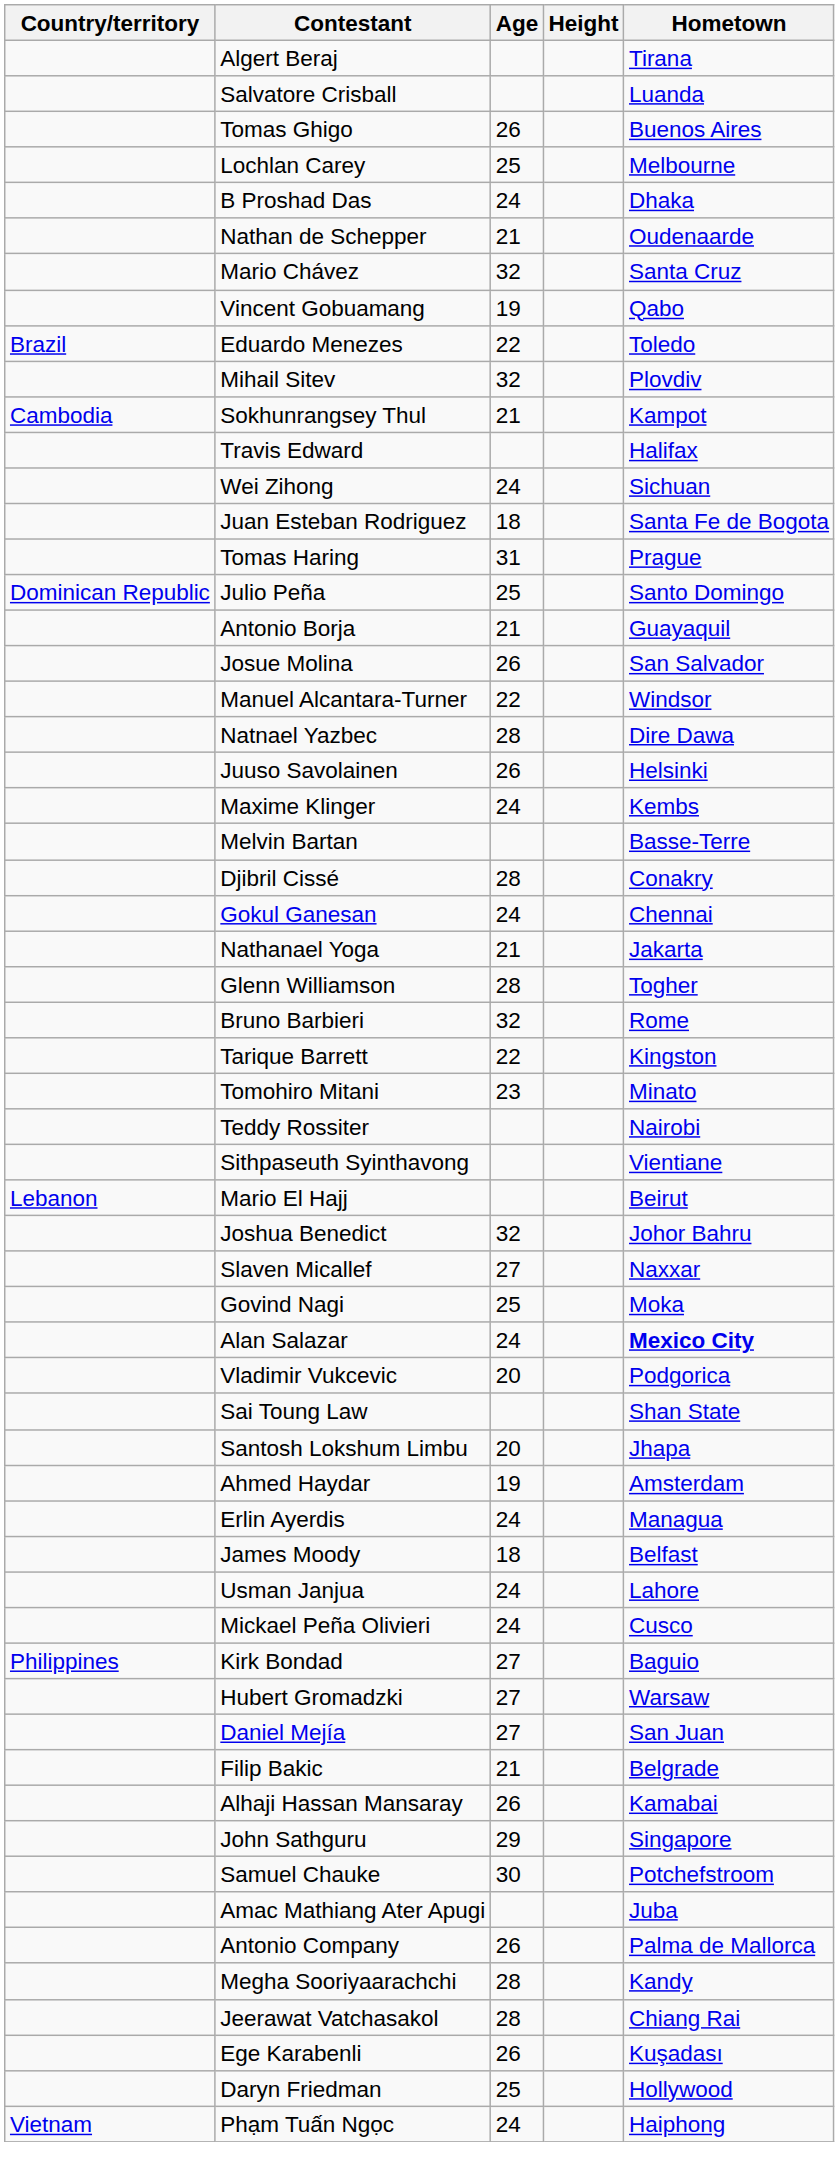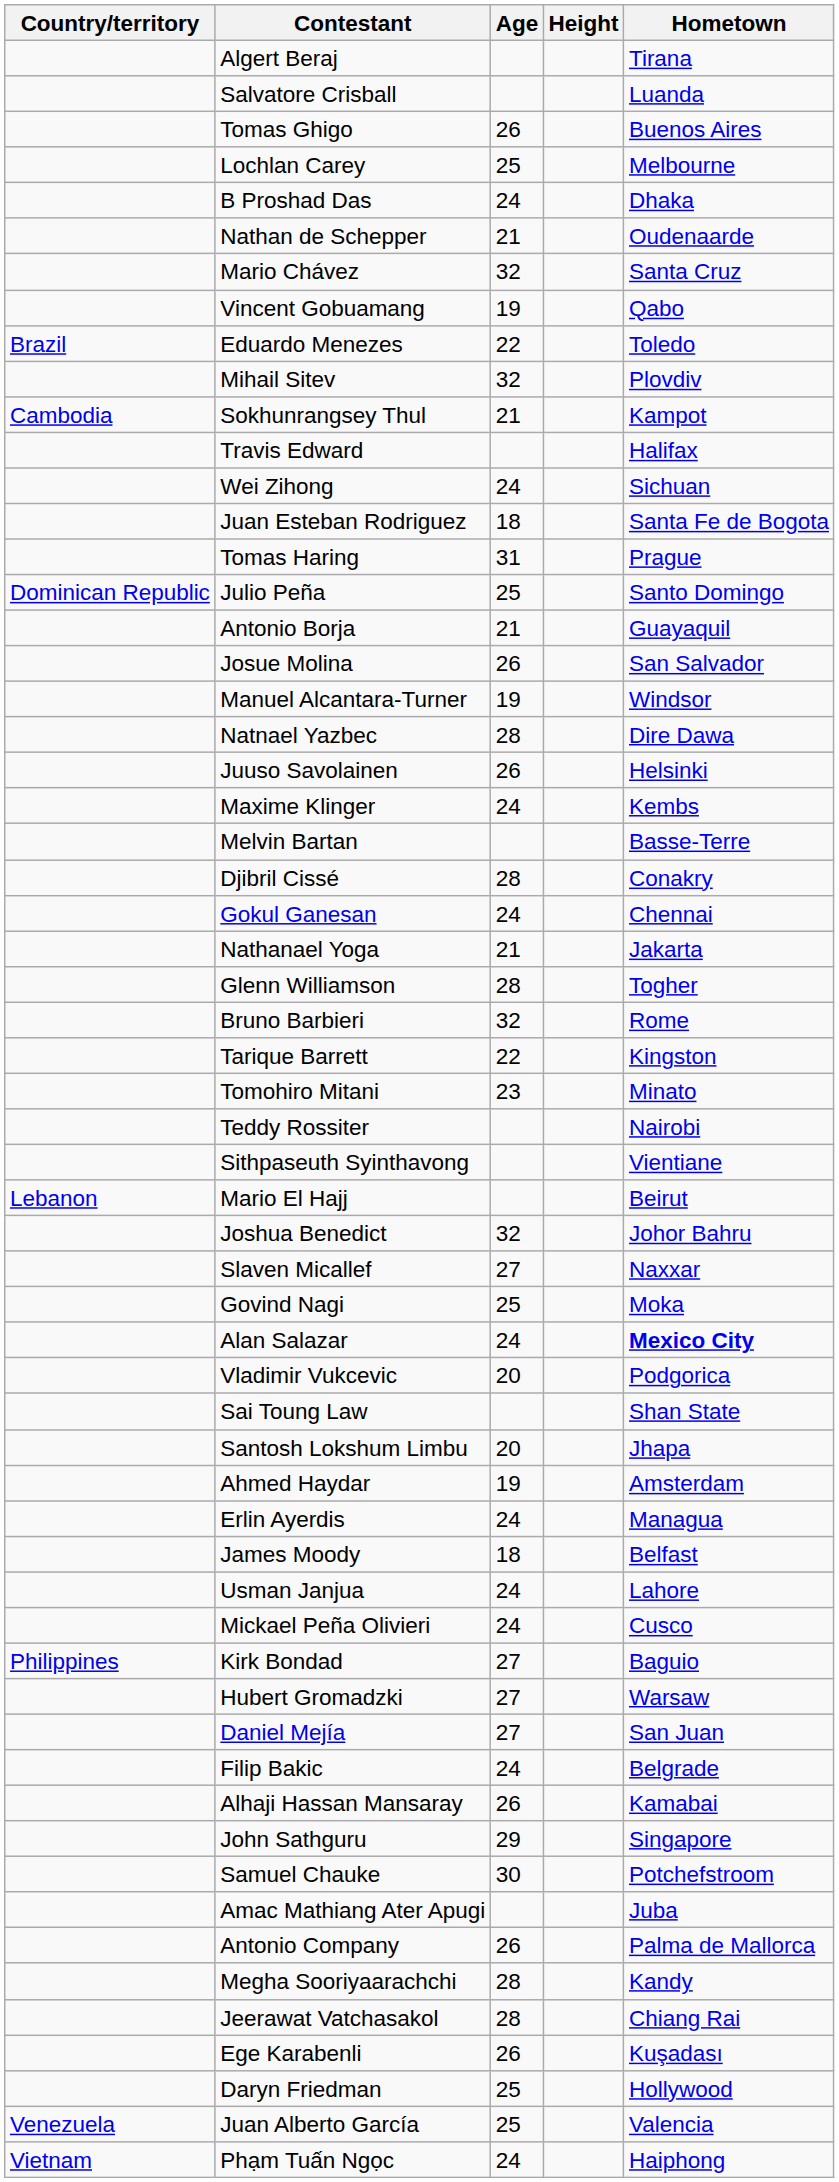(508, 699) 22 -> (508, 699) 19
(508, 1768) 21 -> (508, 1768) 24
+ row: (320, 2124)
